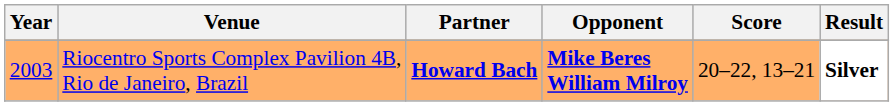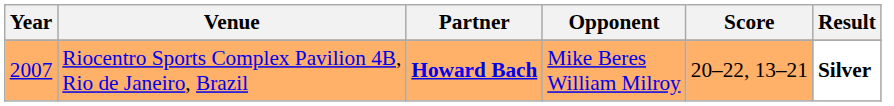(31, 70) 2003 -> (31, 70) 2007
(618, 70) bold -> (614, 70) normal
